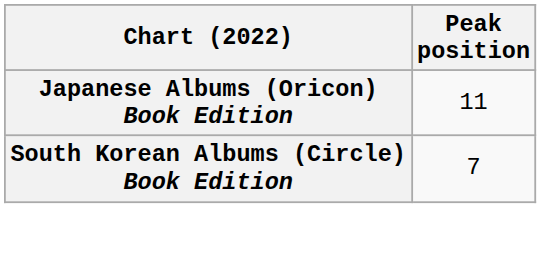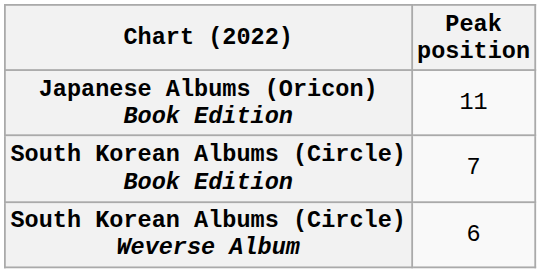+ row: (208, 234)
